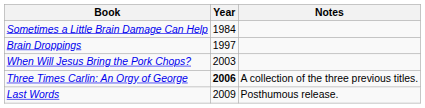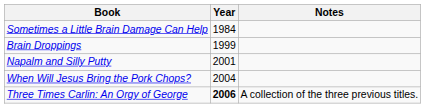(224, 45) 1997 -> (224, 45) 1999
+ row: (59, 62)
(224, 62) 2003 -> (224, 78) 2004
- row: (33, 95)
